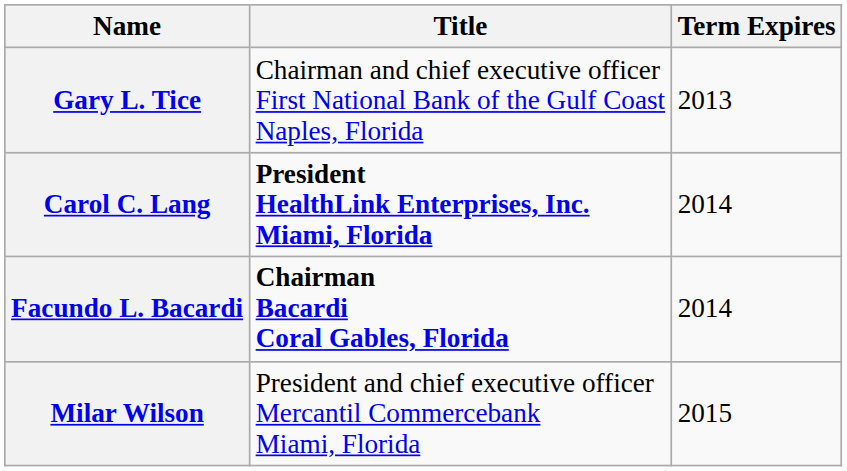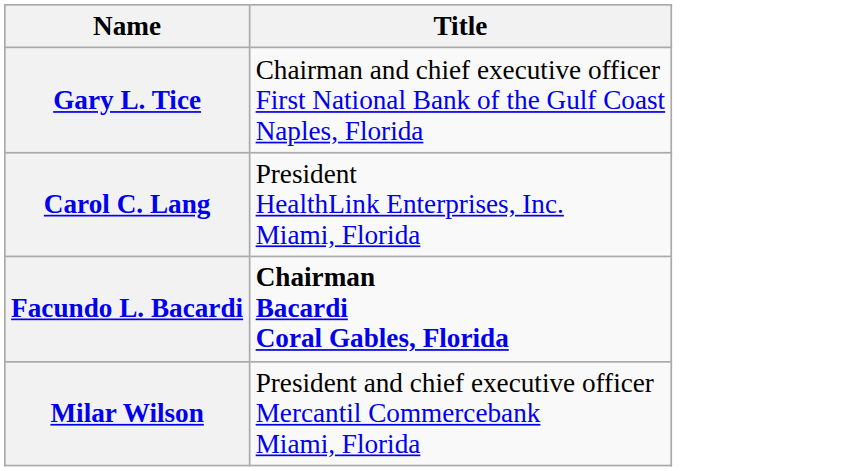- column: (757, 26)
(423, 204) bold -> (410, 204) normal
